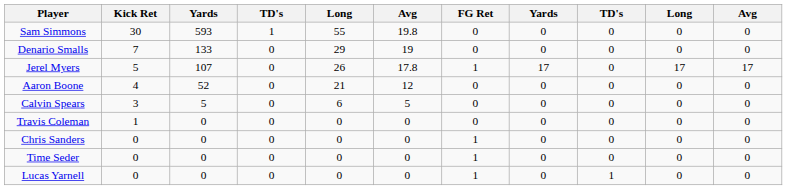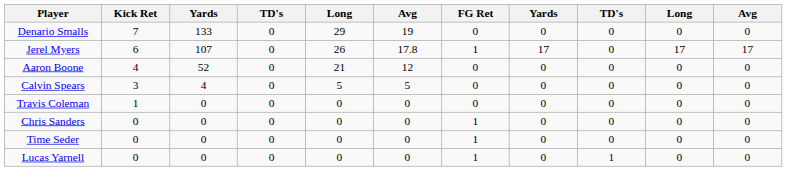- row: (53, 31)
(135, 67) 5 -> (135, 49) 6
(203, 103) 5 -> (203, 85) 4
(339, 103) 6 -> (339, 85) 5
